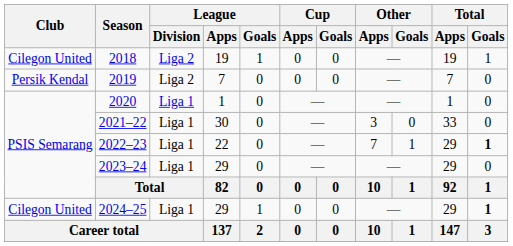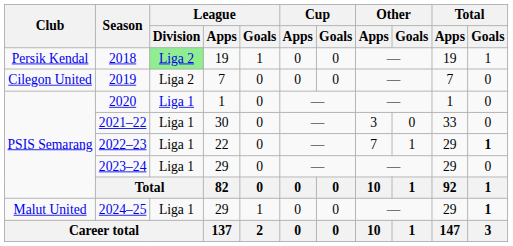(50, 58) Cilegon United -> (50, 58) Persik Kendal
(177, 58) no background -> (177, 58) lightgreen background
(50, 79) Persik Kendal -> (50, 79) Cilegon United
(50, 209) Cilegon United -> (50, 209) Malut United
